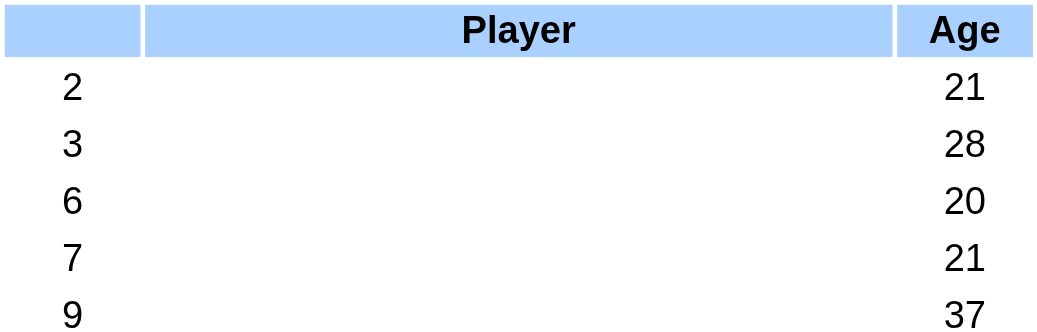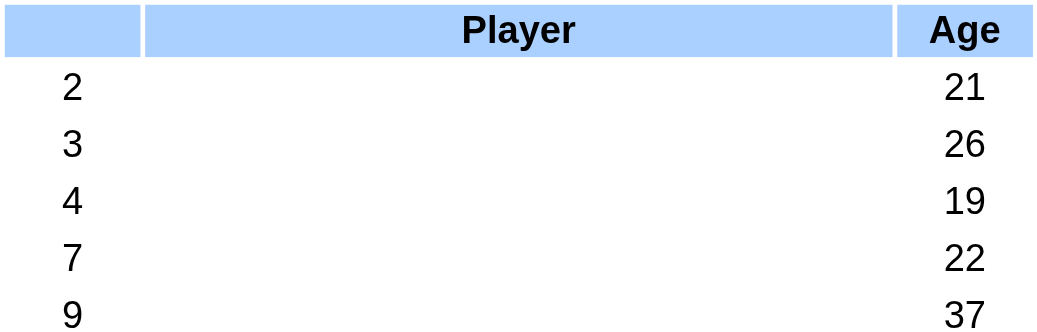(965, 144) 28 -> (965, 144) 26
+ row: (73, 201)
- row: (73, 201)
(965, 258) 21 -> (965, 258) 22
